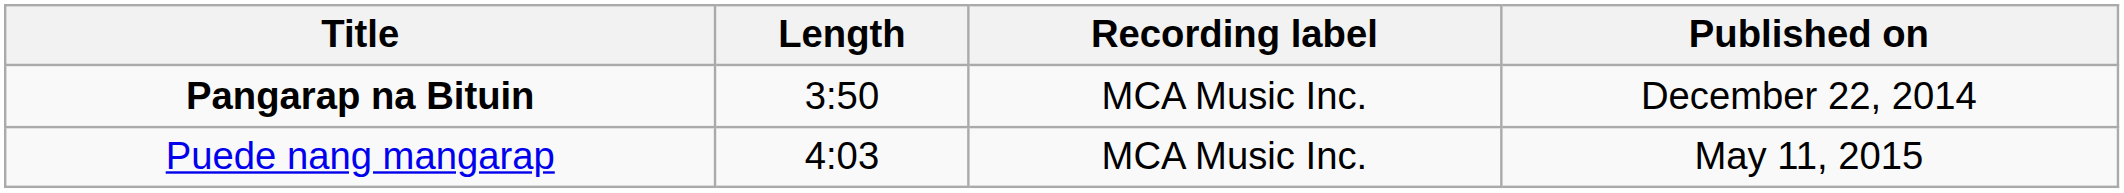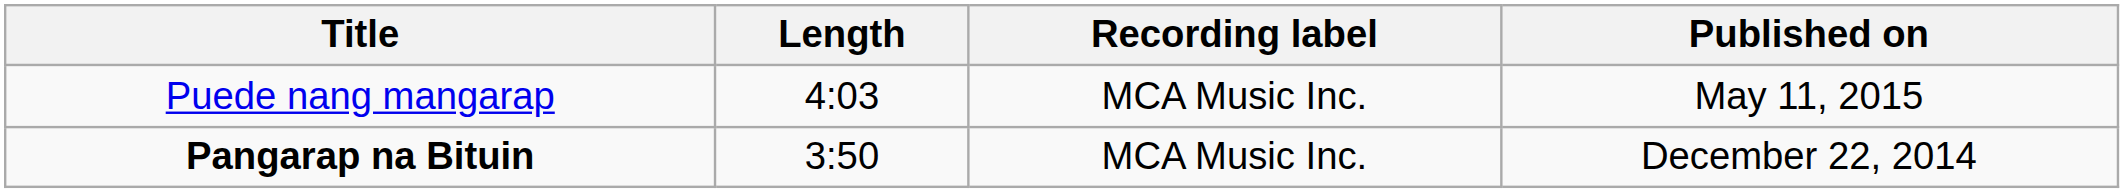rows swapped: (360, 95) <-> (360, 156)
